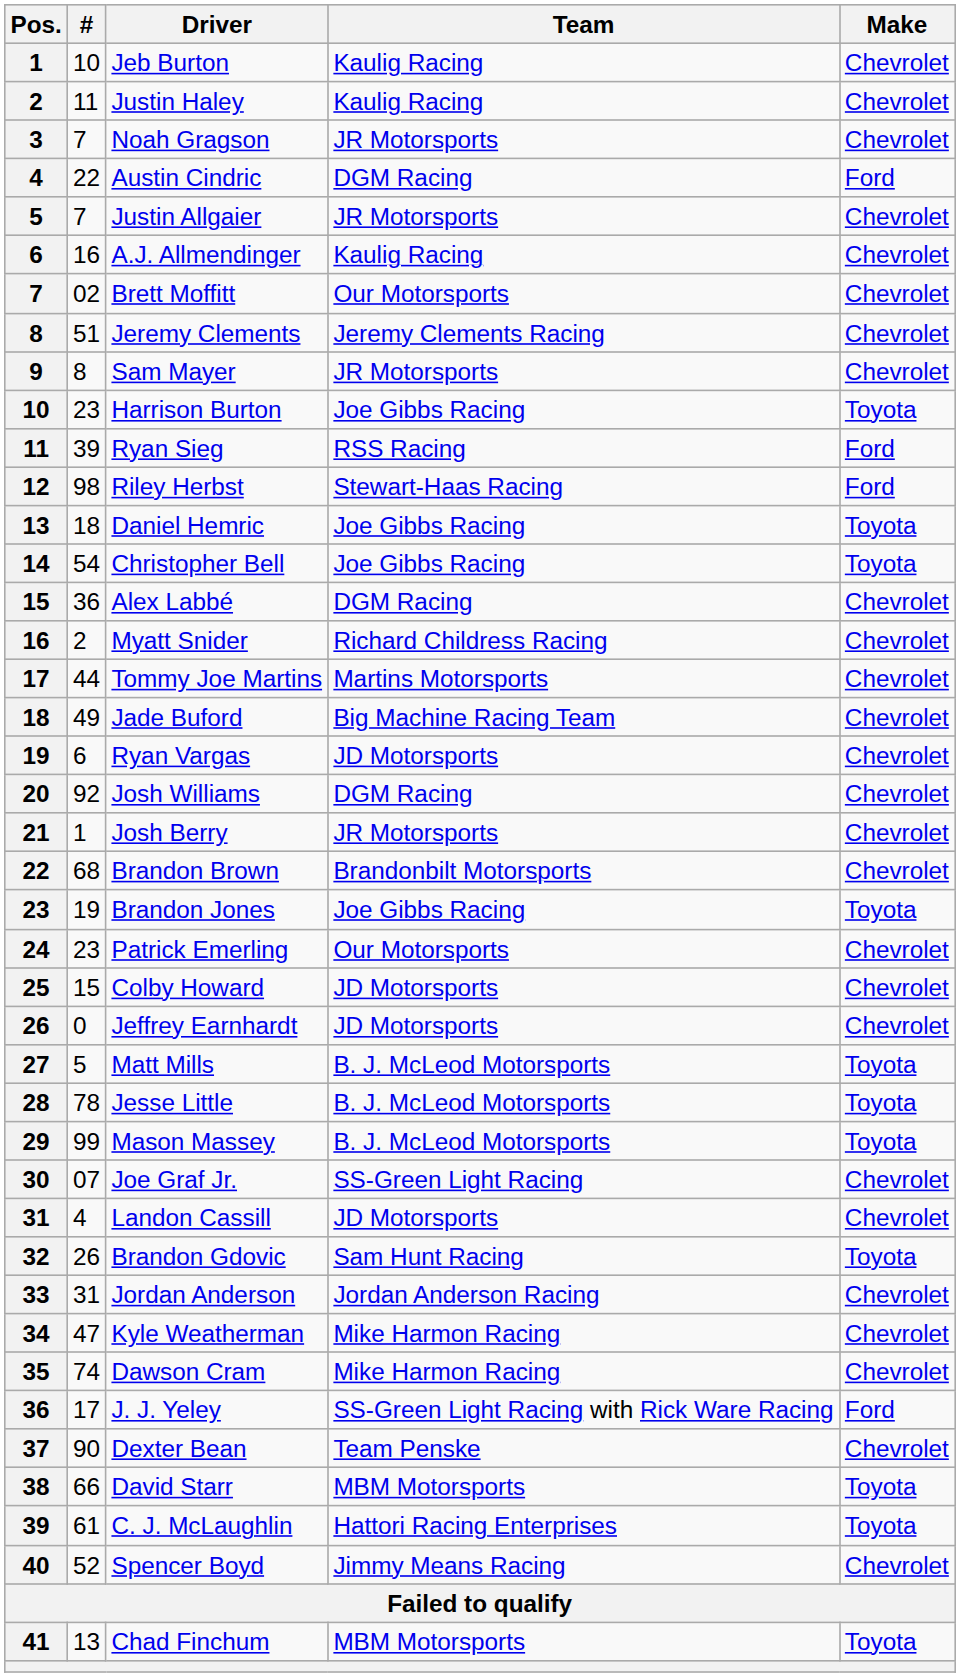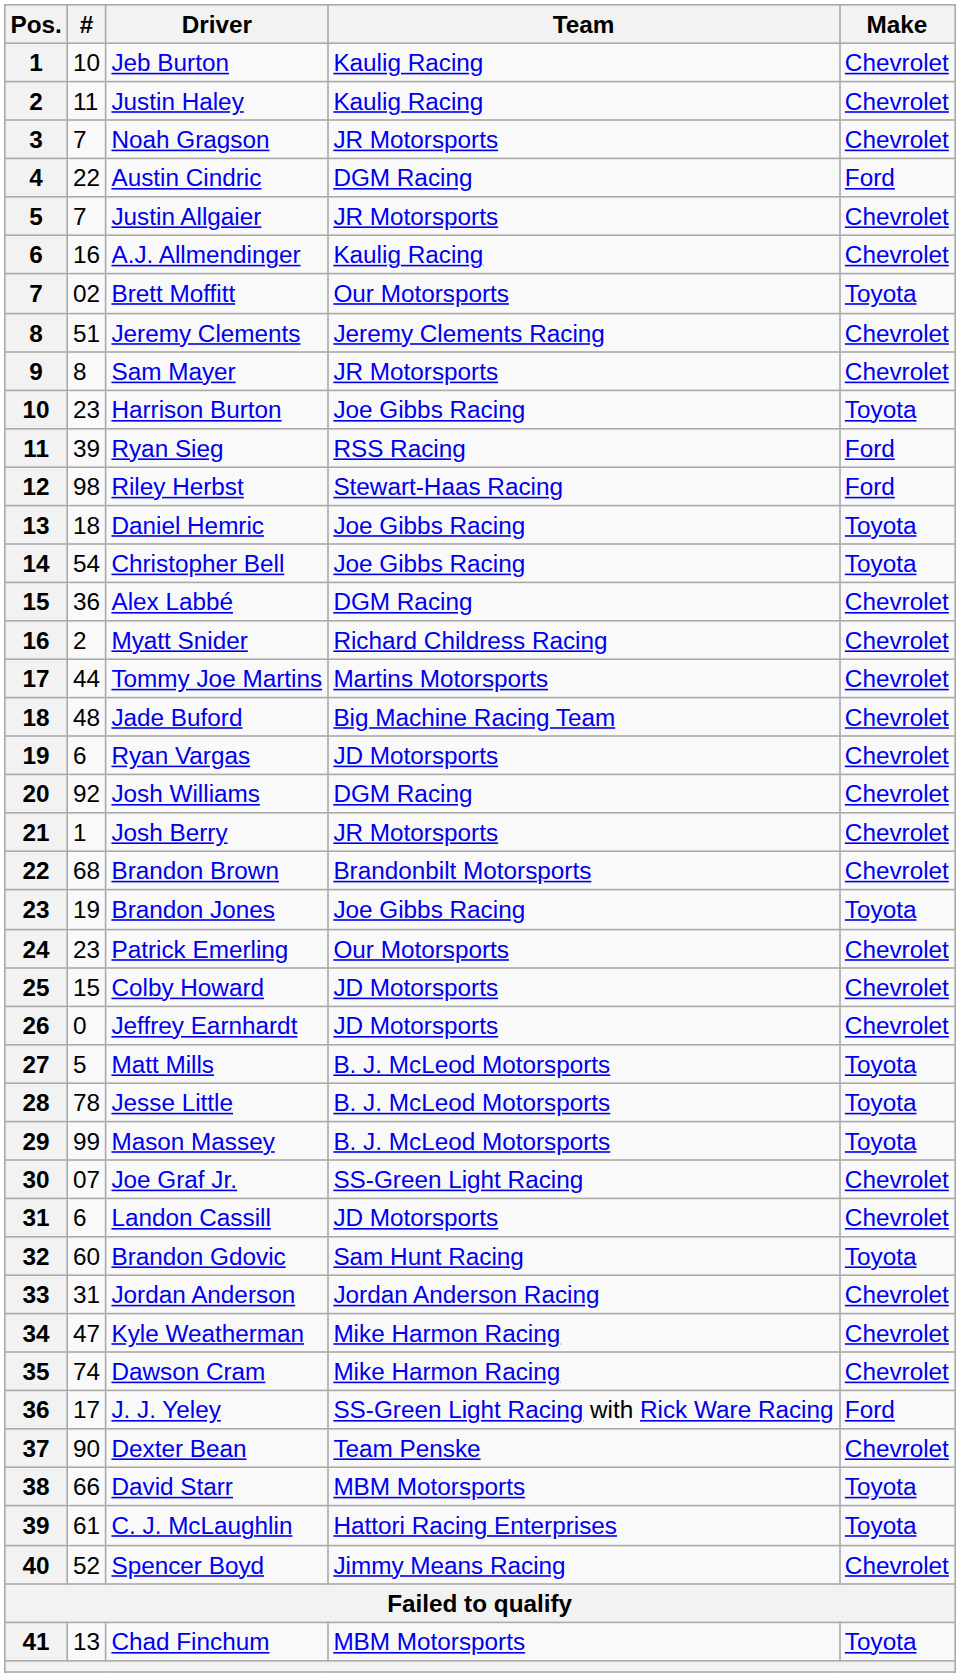(897, 294) Chevrolet -> (881, 294) Toyota
(87, 717) 49 -> (87, 717) 48
(80, 1218) 4 -> (80, 1218) 6
(87, 1256) 26 -> (87, 1256) 60
